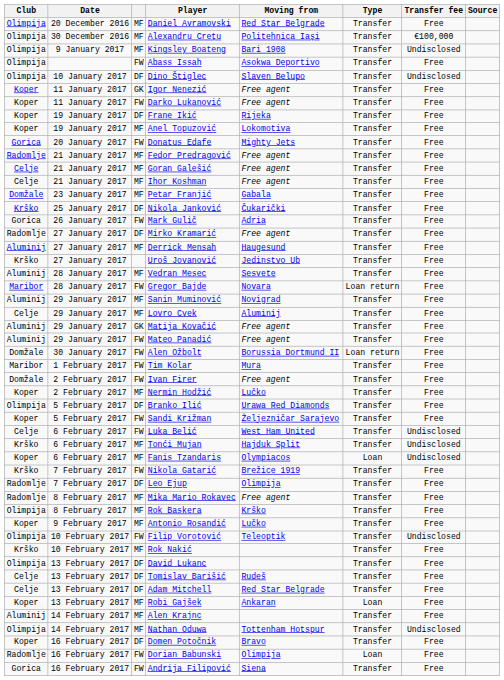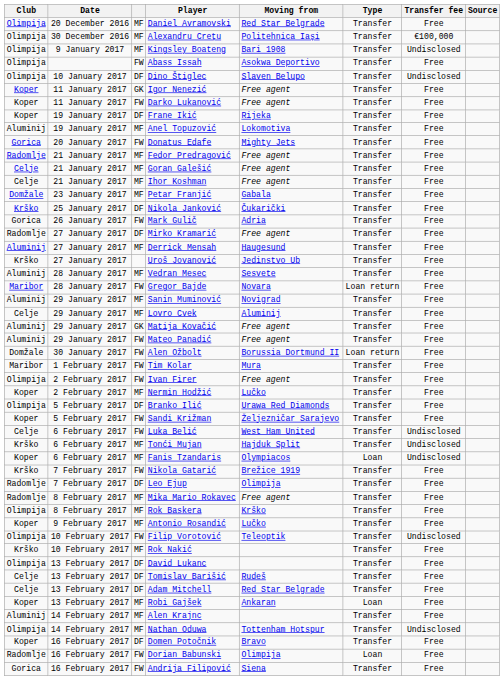(26, 130) Koper -> (26, 130) Aluminij
(26, 380) Domžale -> (26, 380) Olimpija
